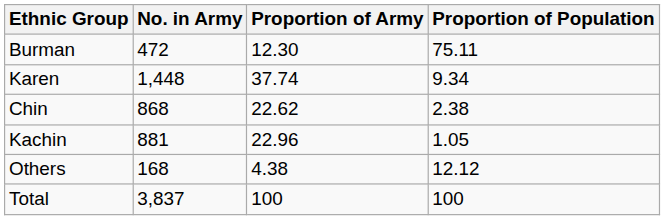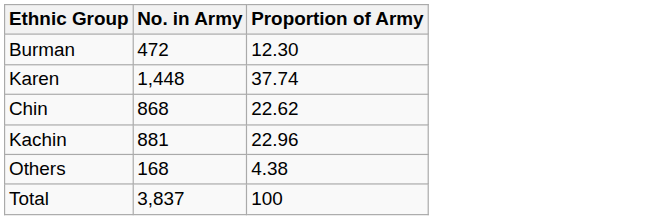- column: (543, 19)
